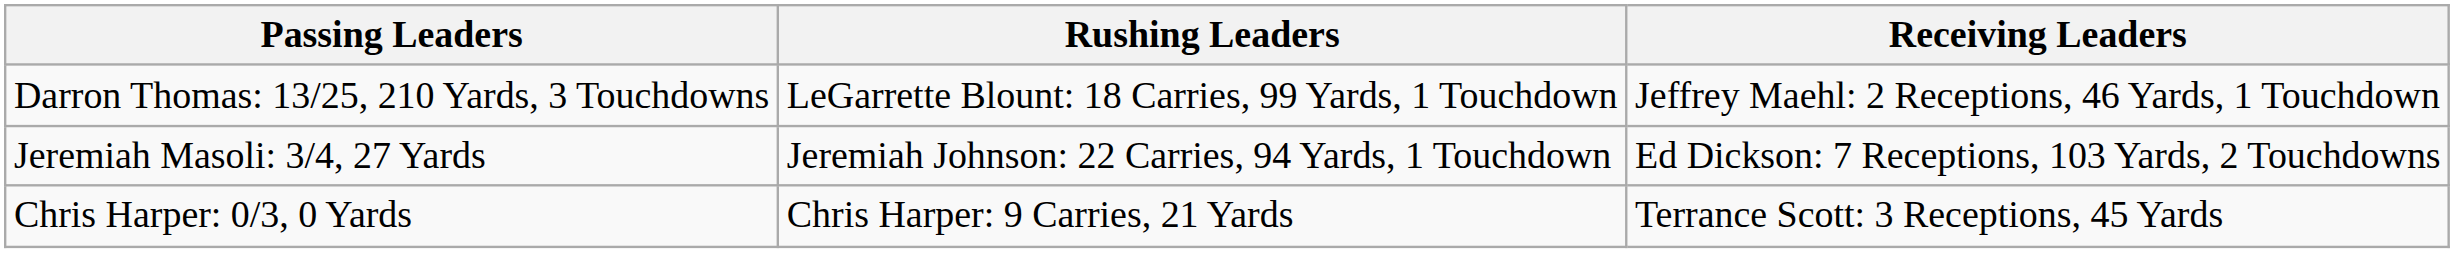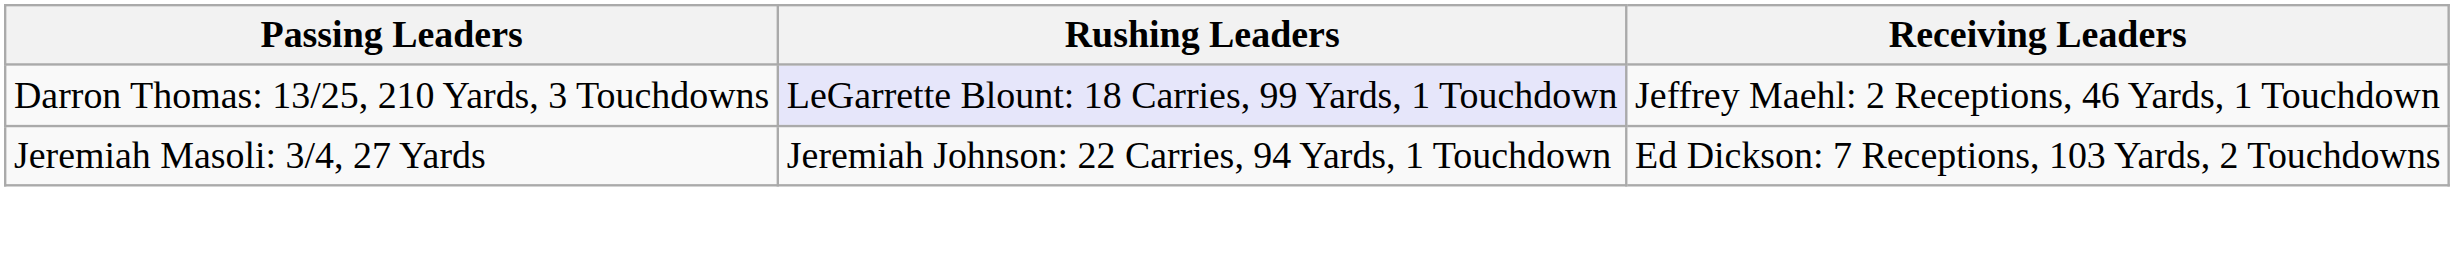(1202, 94) no background -> (1202, 94) lavender background
- row: (213, 214)
